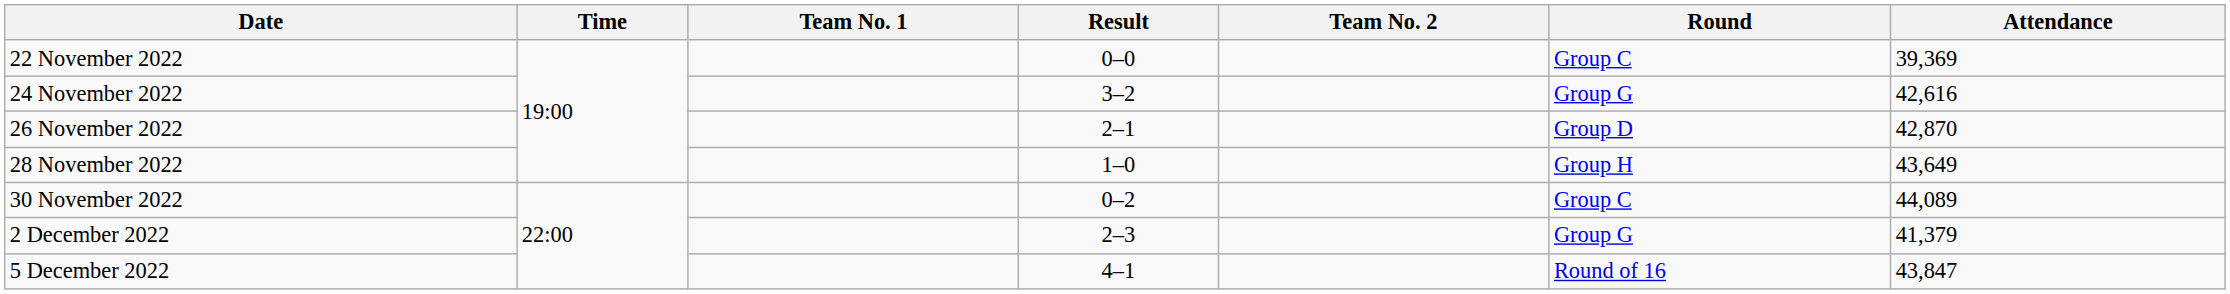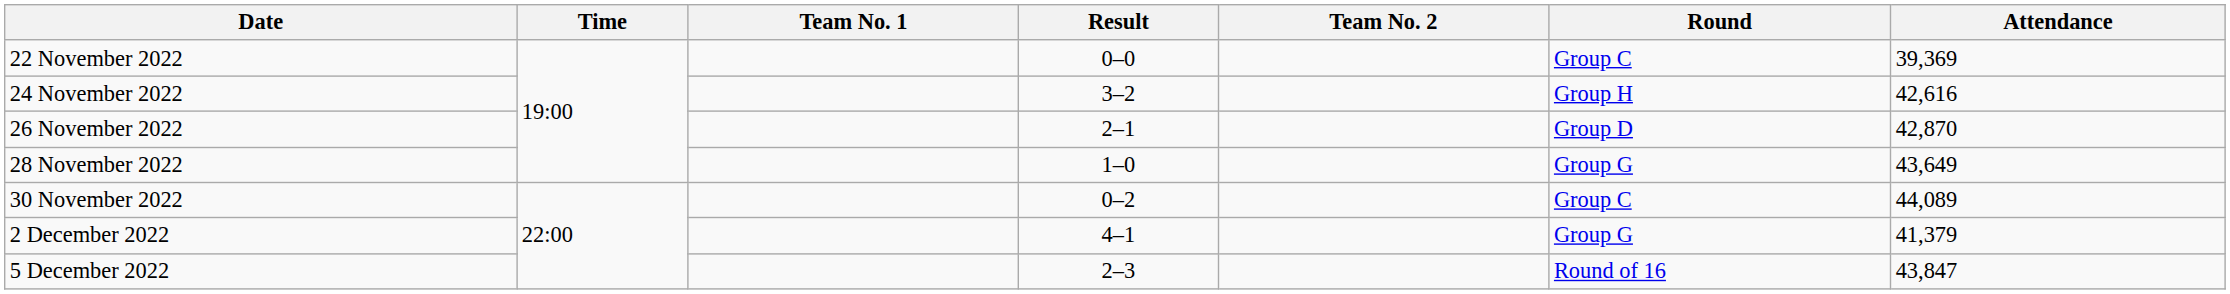(1593, 93) Group G -> (1593, 93) Group H
(1593, 164) Group H -> (1593, 164) Group G
(1118, 235) 2–3 -> (1118, 235) 4–1
(1118, 270) 4–1 -> (1118, 270) 2–3
